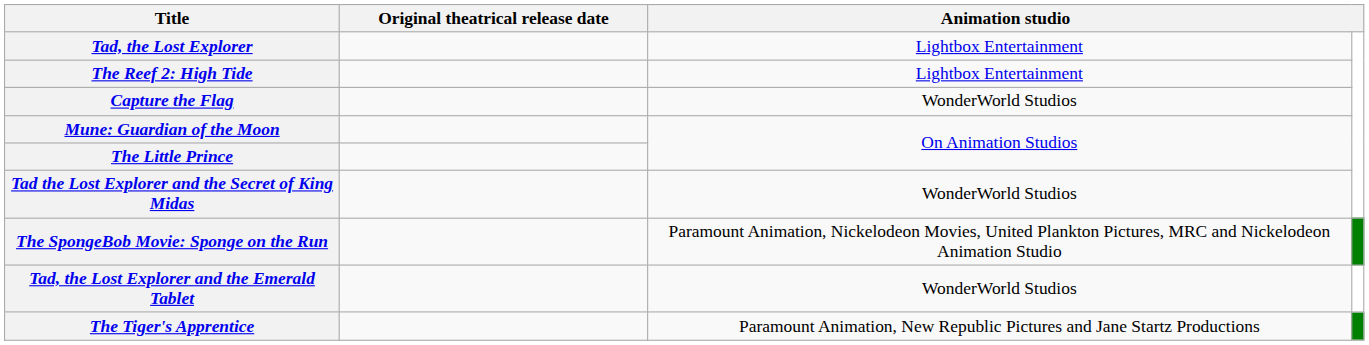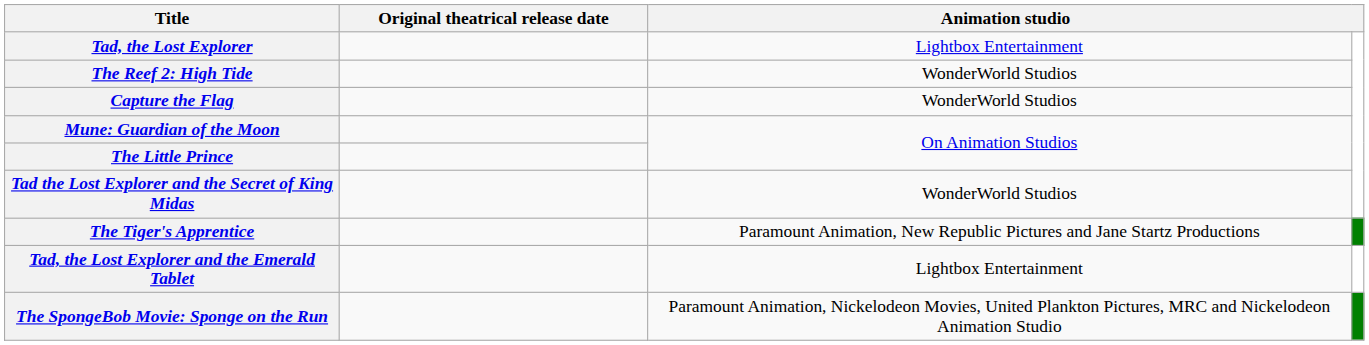(999, 73) Lightbox Entertainment -> (999, 73) WonderWorld Studios
rows swapped: (172, 241) <-> (172, 326)
(999, 288) WonderWorld Studios -> (999, 269) Lightbox Entertainment
